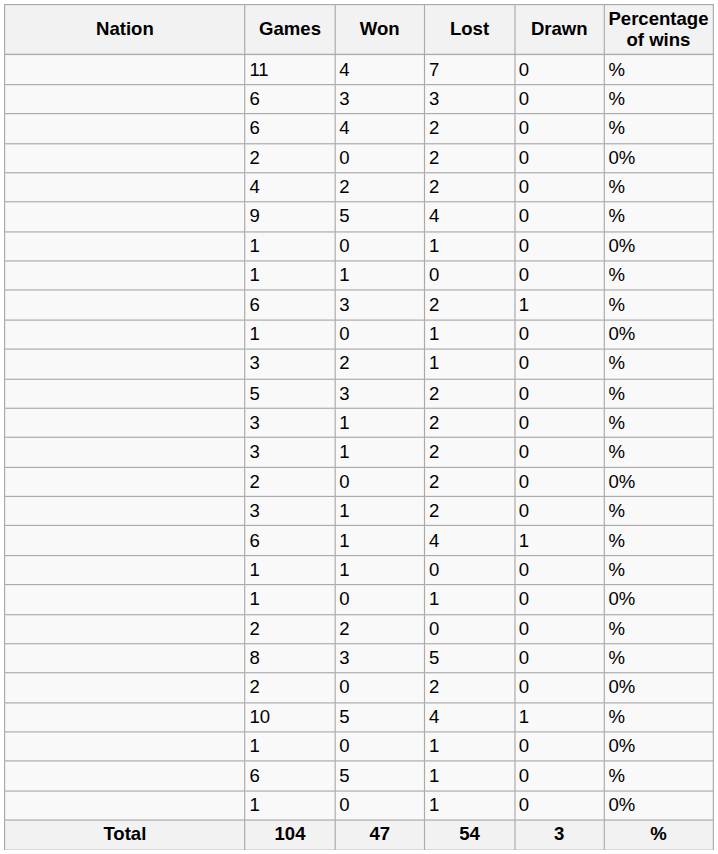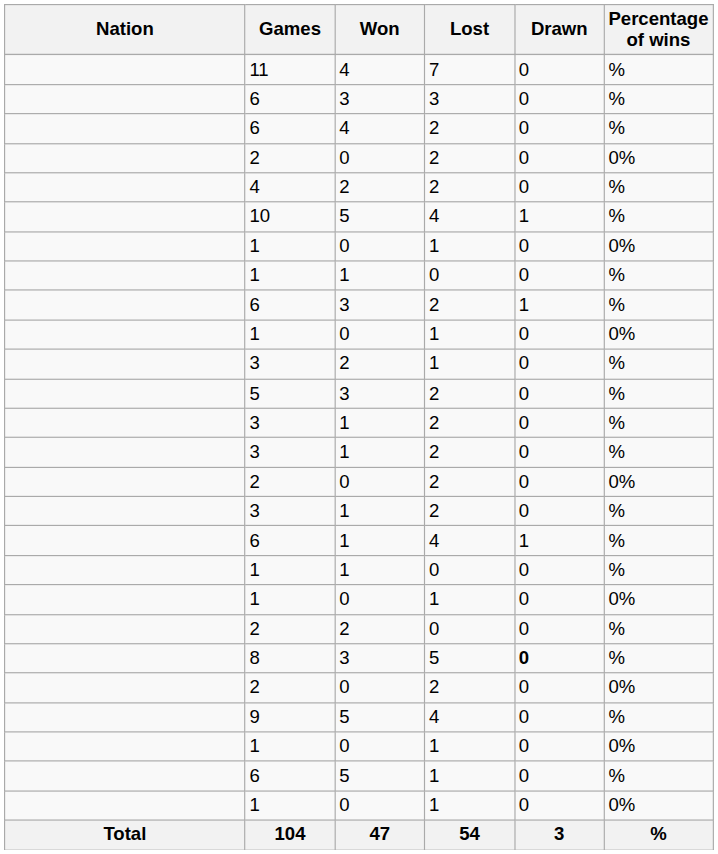rows swapped: (255, 216) <-> (260, 717)
(524, 658) normal -> (524, 658) bold
